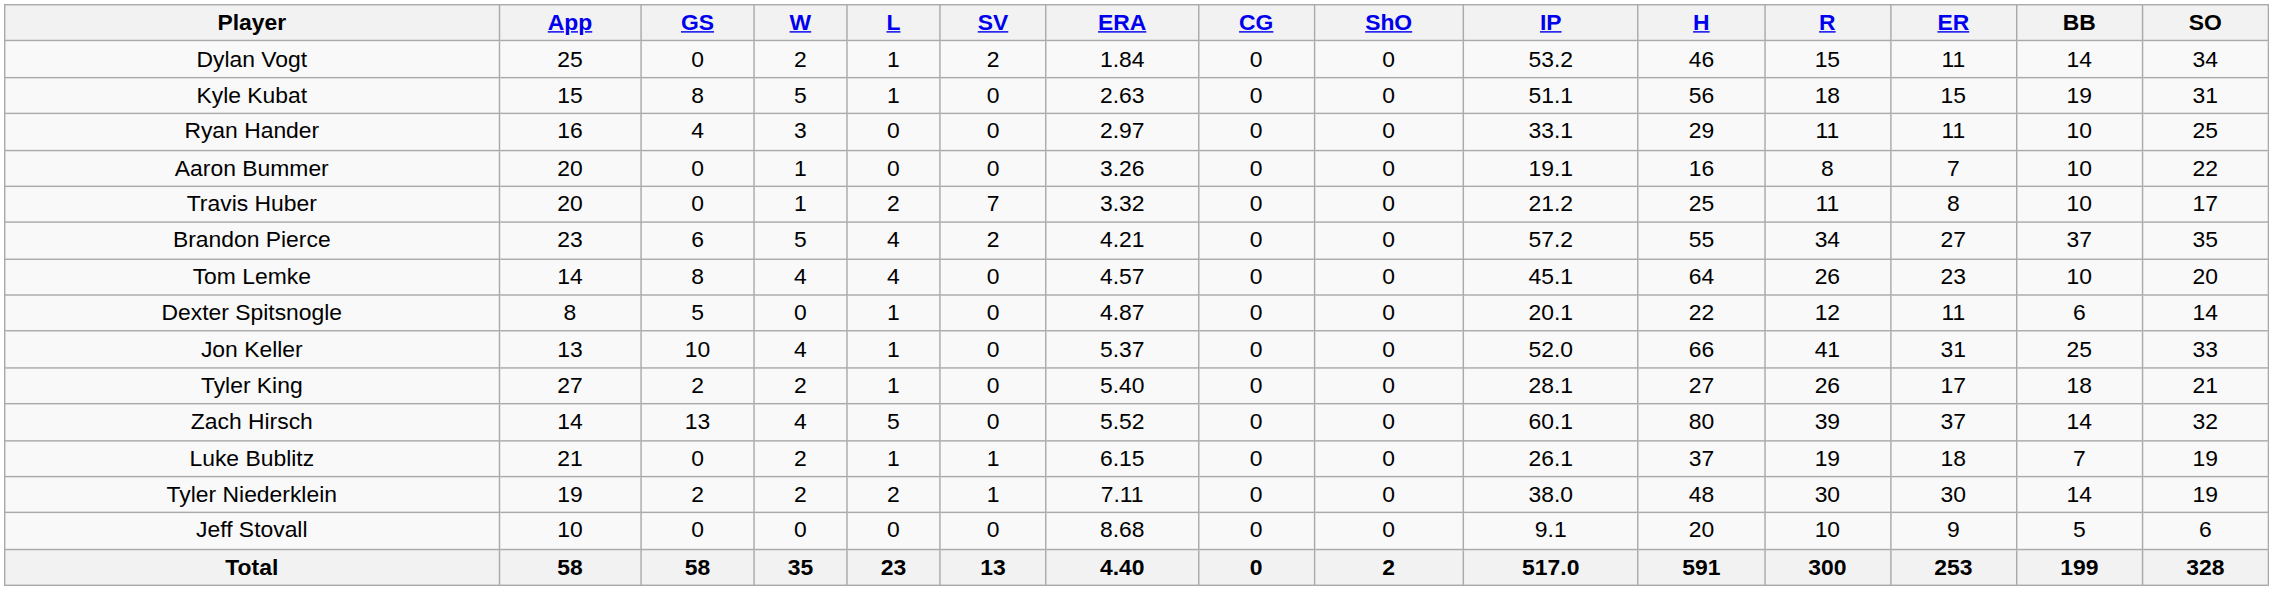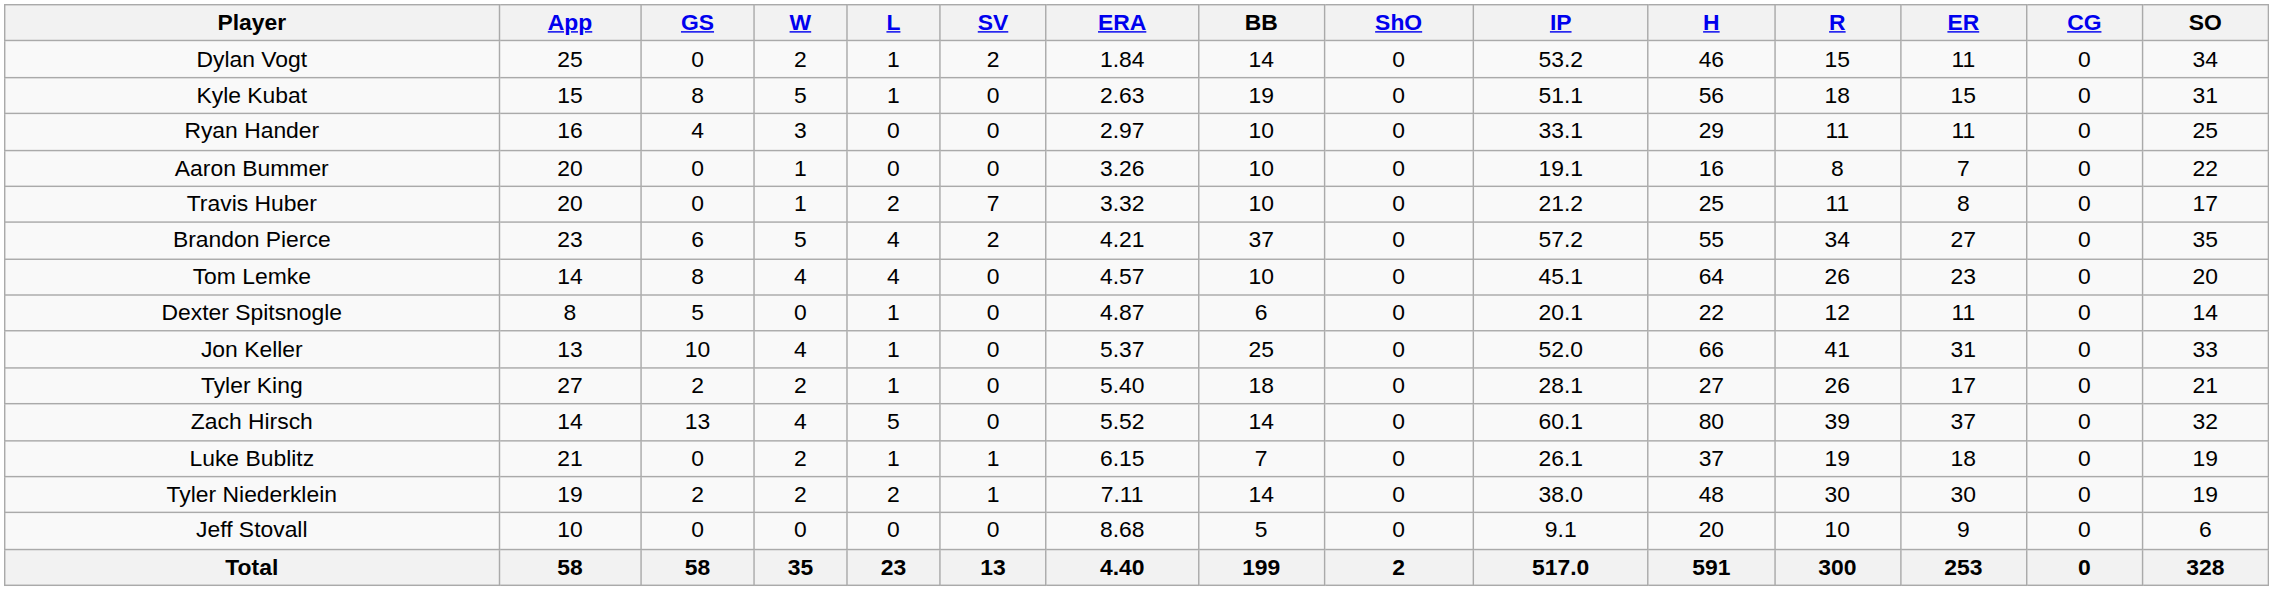columns swapped: (1256, 22) <-> (2079, 22)
